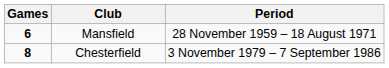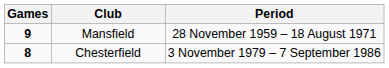(28, 33) 6 -> (28, 33) 9
